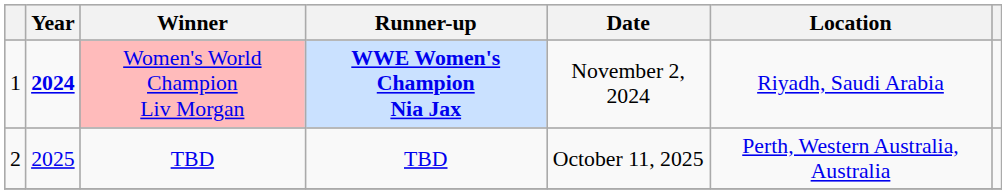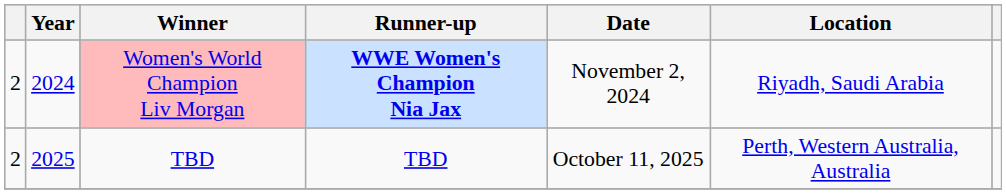(15, 83) 1 -> (15, 83) 2
(53, 83) bold -> (53, 83) normal
